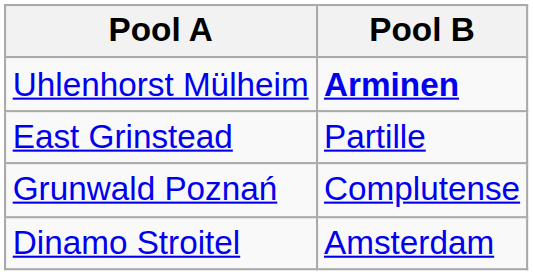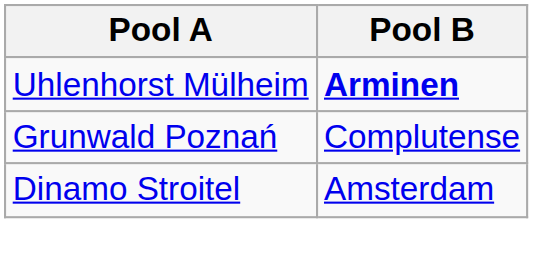- row: (123, 136)
